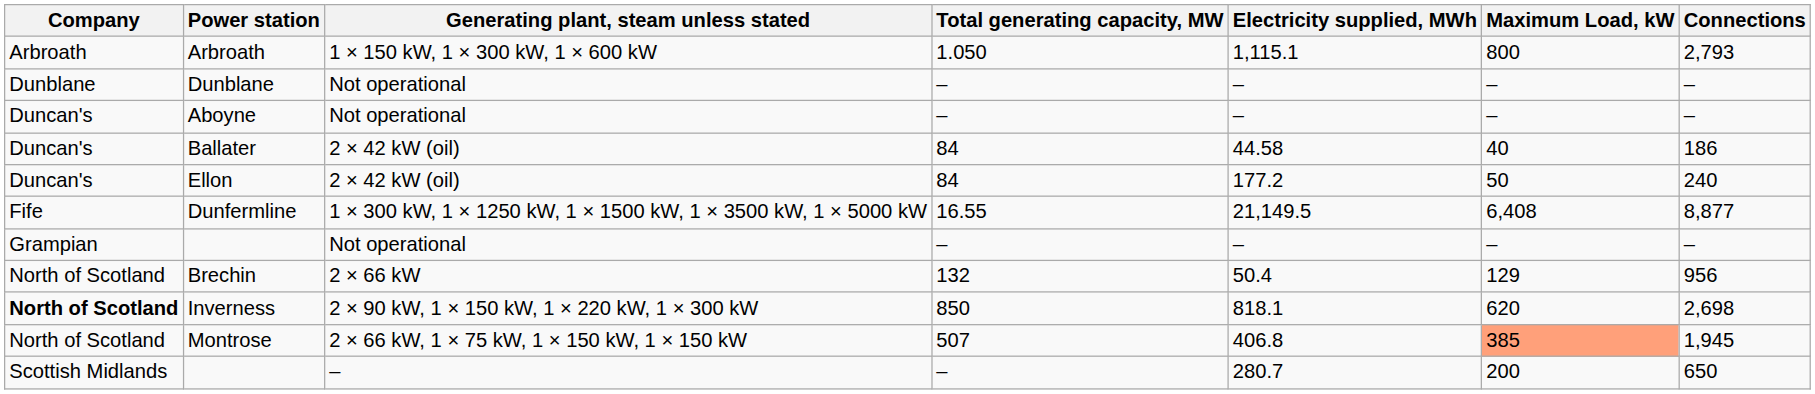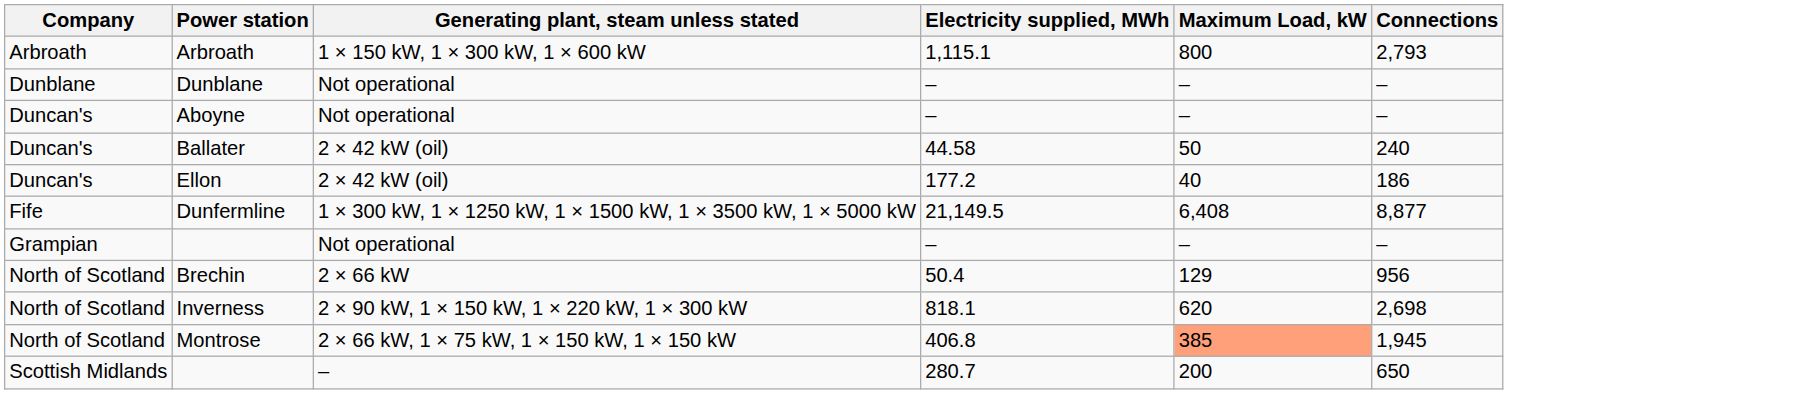- column: (1080, 20)
(1497, 148) 40 -> (1190, 148) 50
(1701, 148) 186 -> (1393, 148) 240
(1497, 180) 50 -> (1190, 180) 40
(1701, 180) 240 -> (1393, 180) 186
(94, 308) bold -> (87, 308) normal
